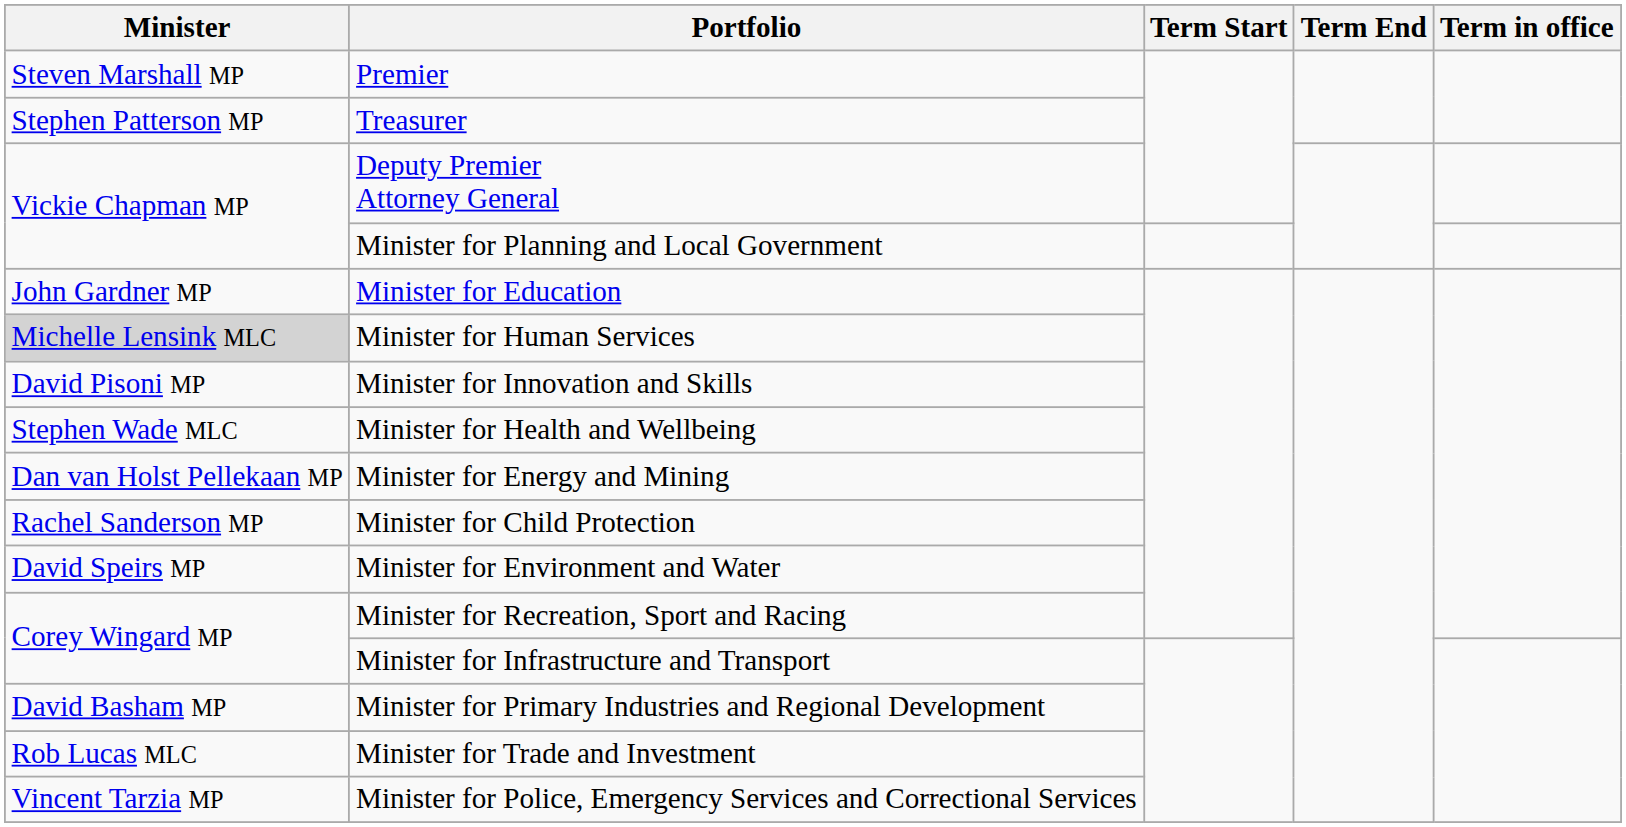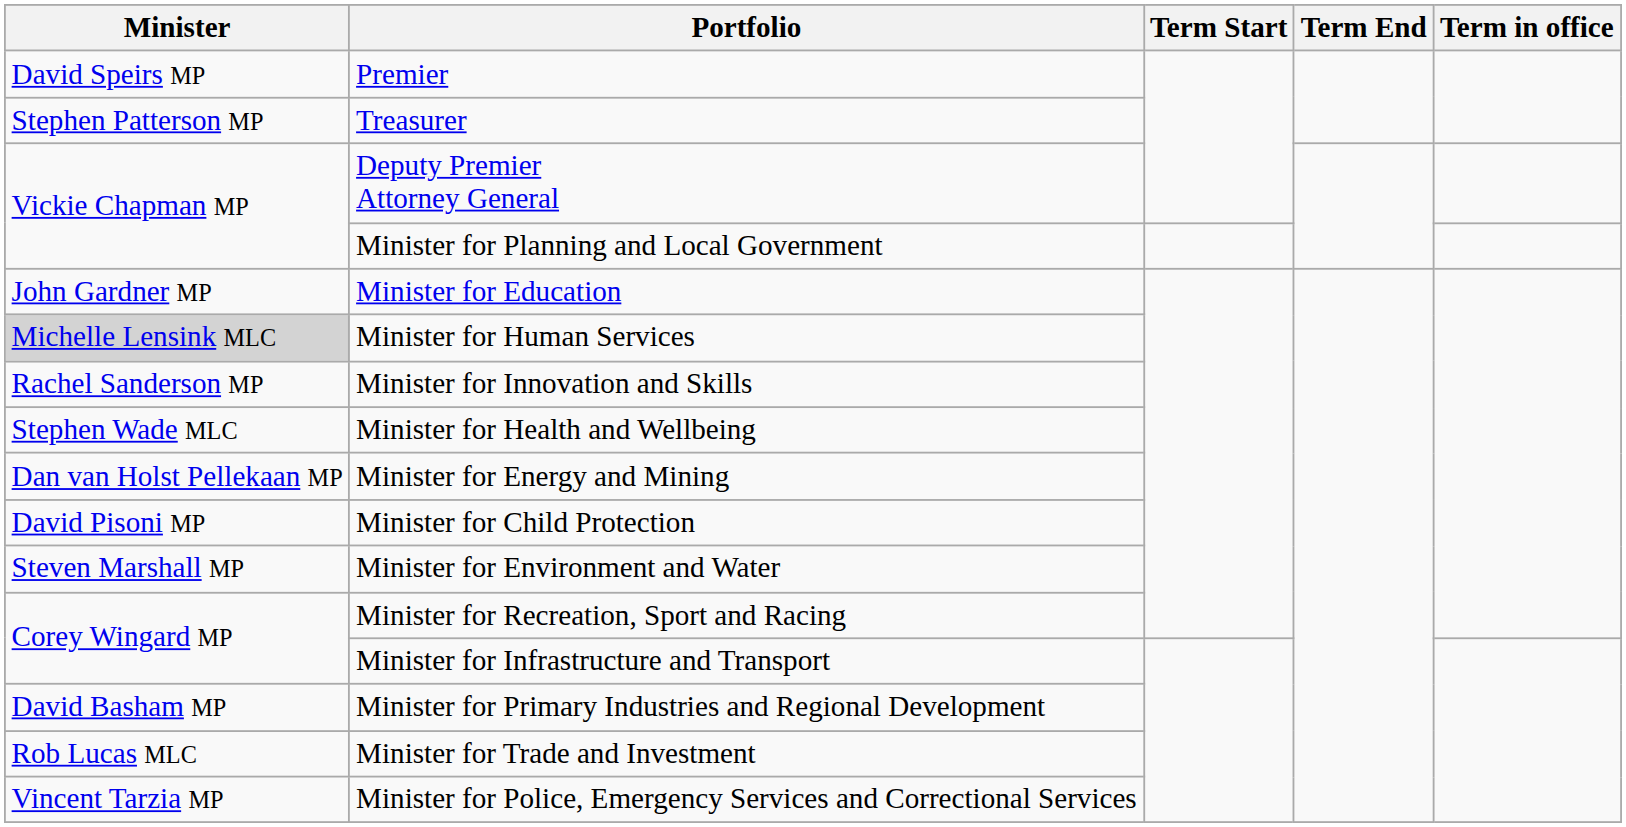(128, 73) Steven Marshall MP -> (108, 73) David Speirs MP
(108, 383) David Pisoni MP -> (138, 383) Rachel Sanderson MP
(138, 522) Rachel Sanderson MP -> (108, 522) David Pisoni MP
(108, 568) David Speirs MP -> (128, 568) Steven Marshall MP
